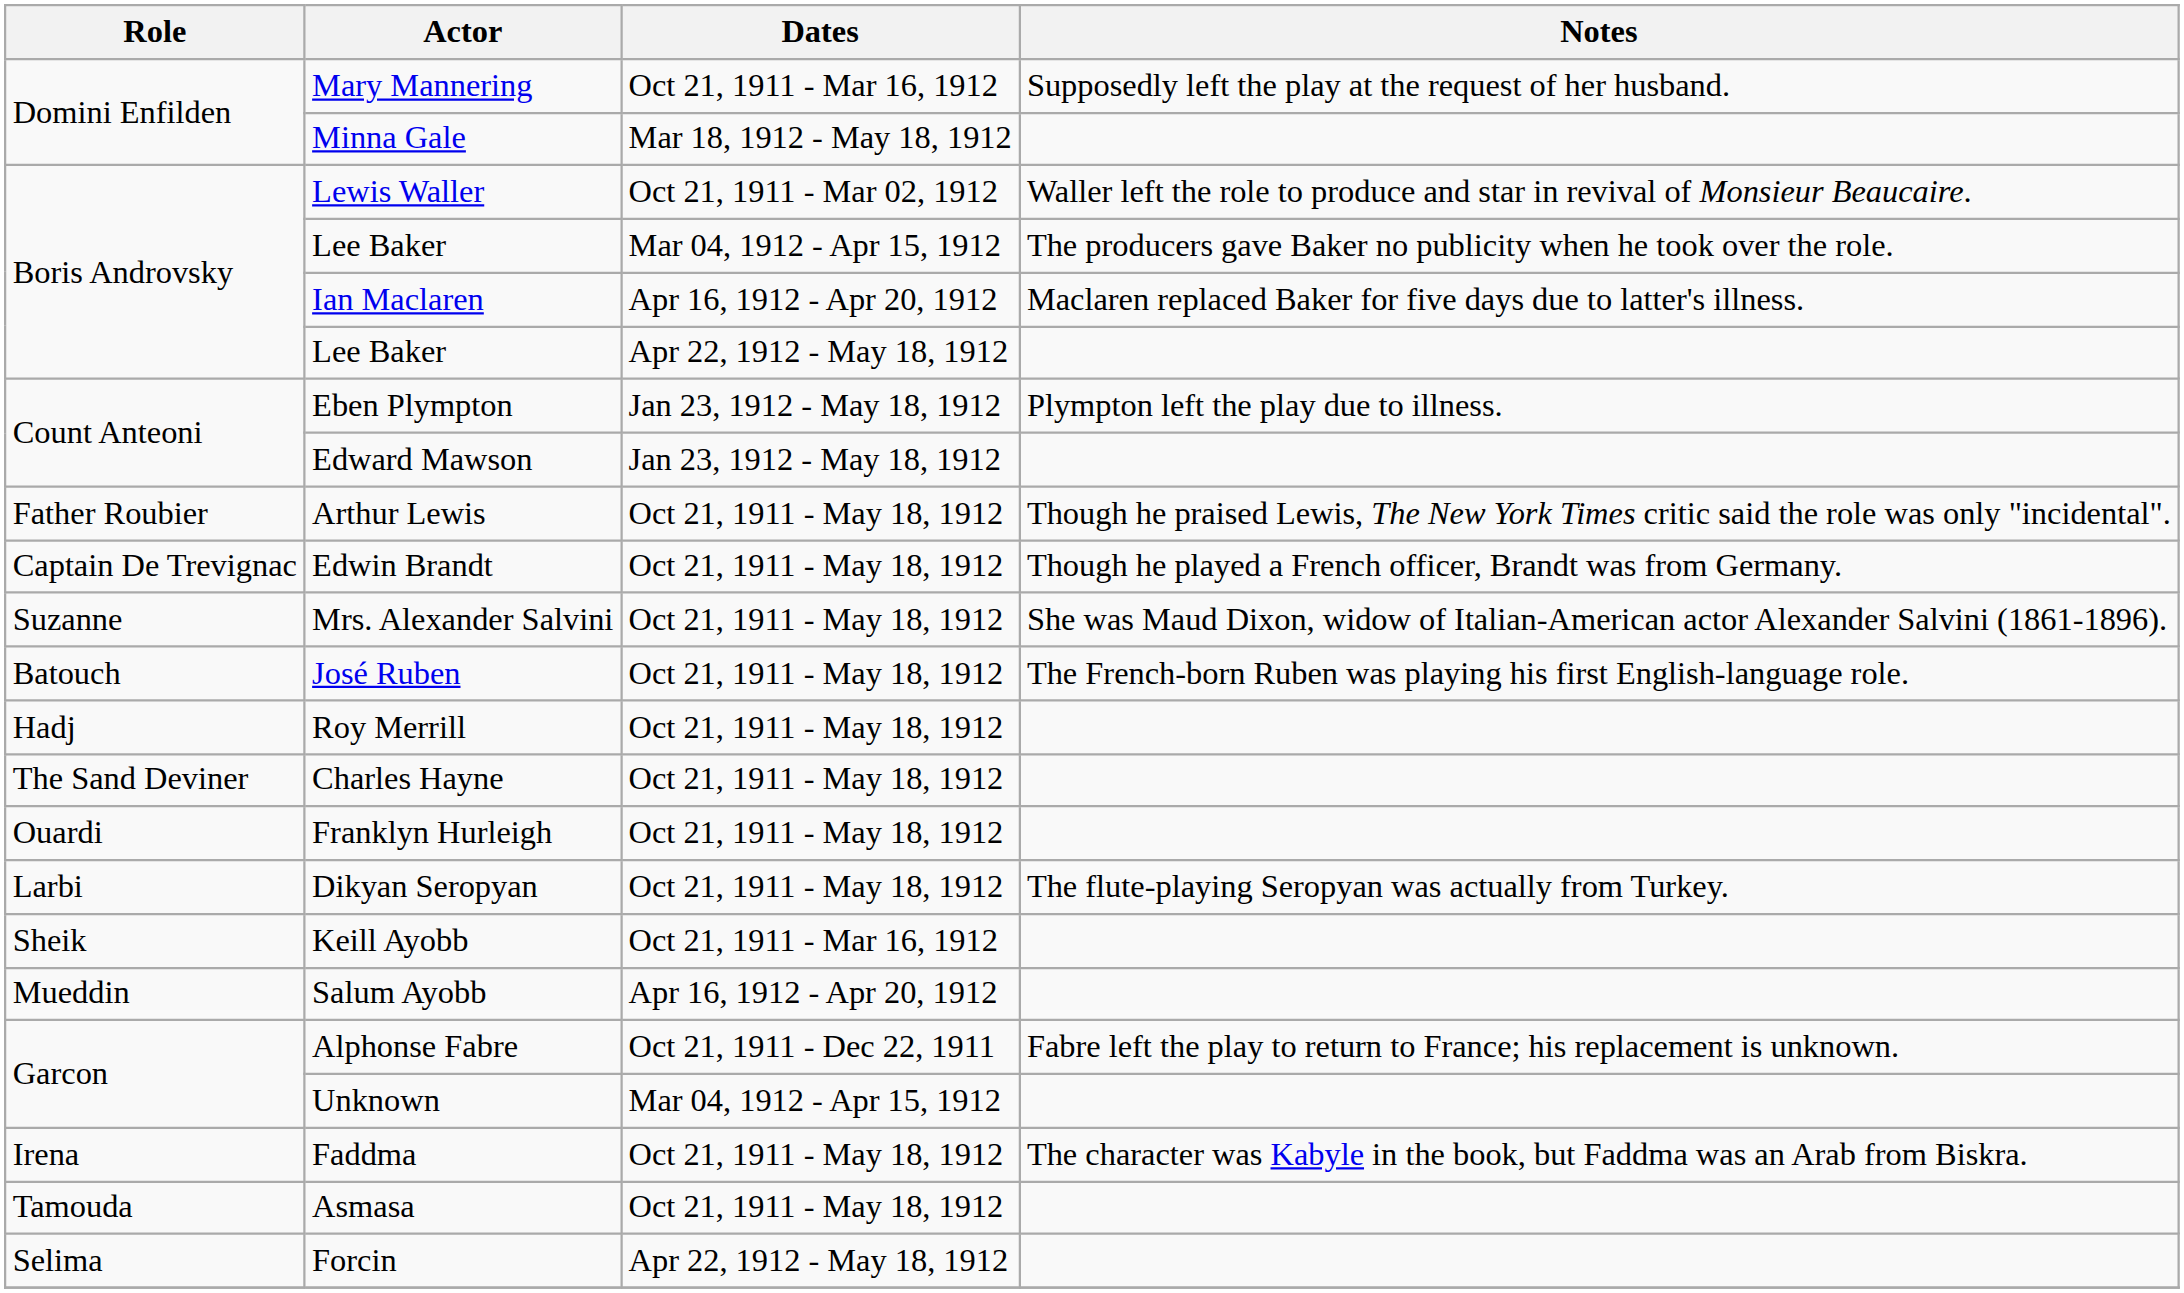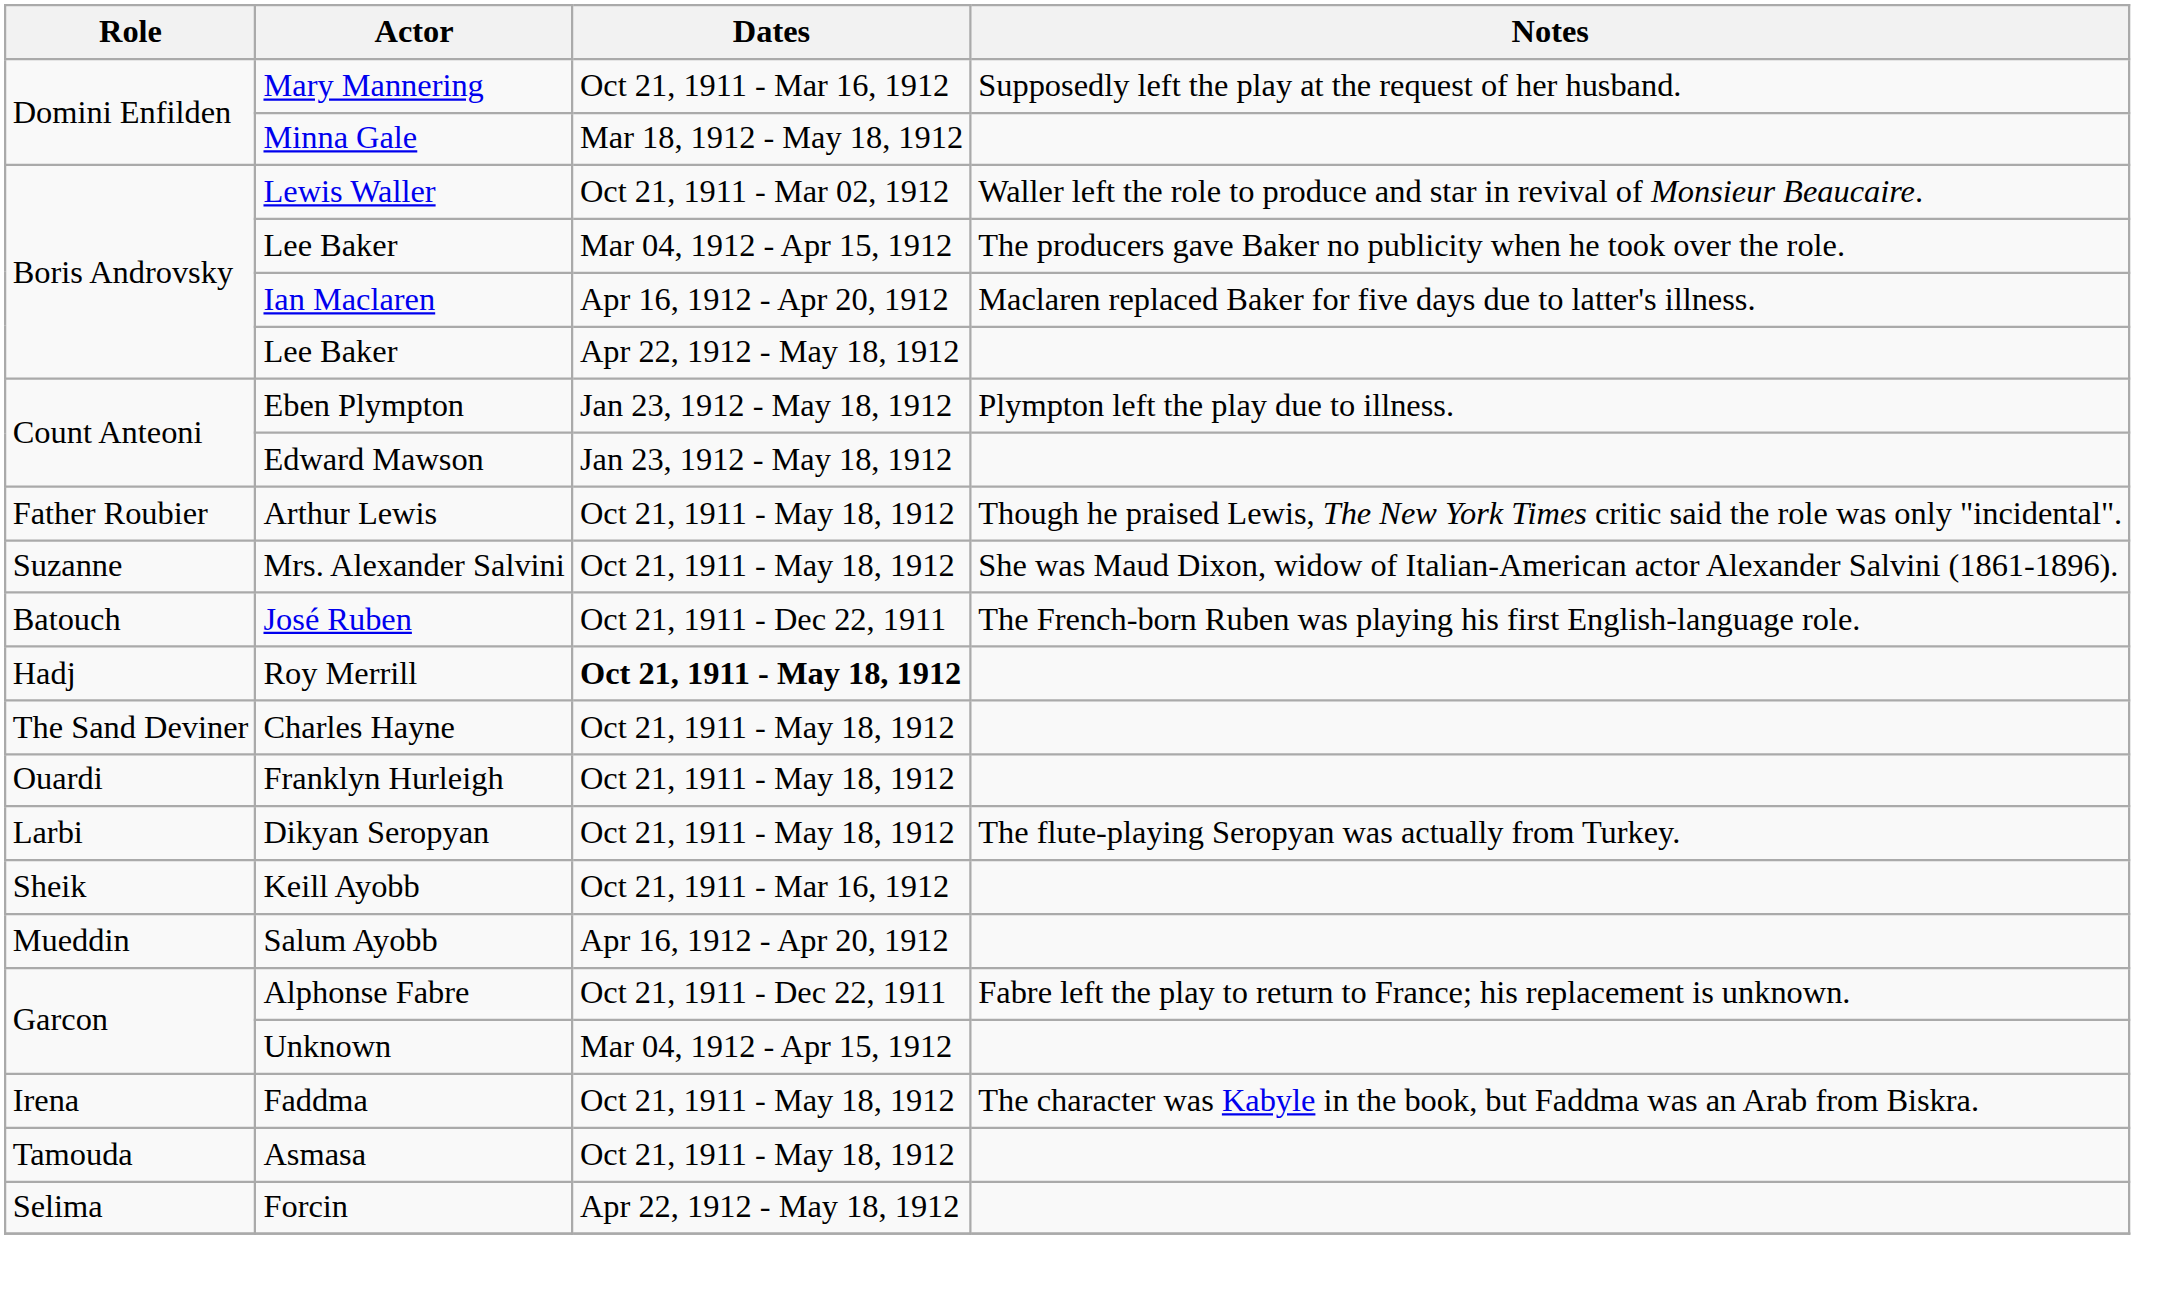- row: (402, 565)
(816, 672) Oct 21, 1911 - May 18, 1912 -> (763, 619) Oct 21, 1911 - Dec 22, 1911
(816, 726) normal -> (771, 672) bold
